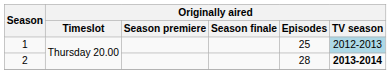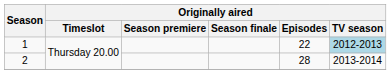(304, 45) 25 -> (304, 45) 22
(358, 61) bold -> (358, 61) normal
